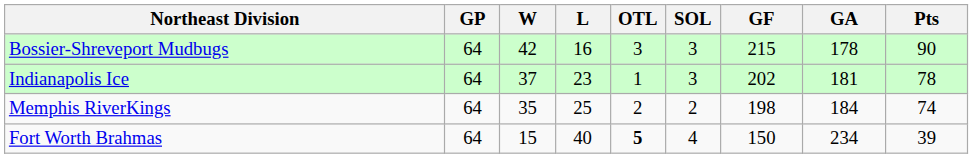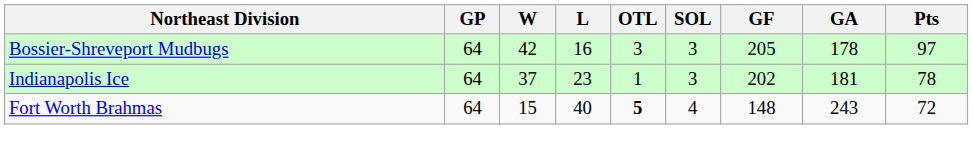(762, 49) 215 -> (762, 49) 205
(927, 49) 90 -> (927, 49) 97
- row: (90, 108)
(762, 138) 150 -> (762, 108) 148
(844, 138) 234 -> (844, 108) 243
(927, 138) 39 -> (927, 108) 72
